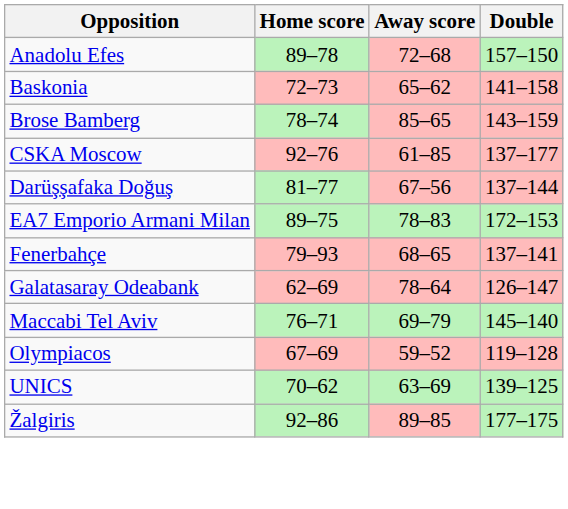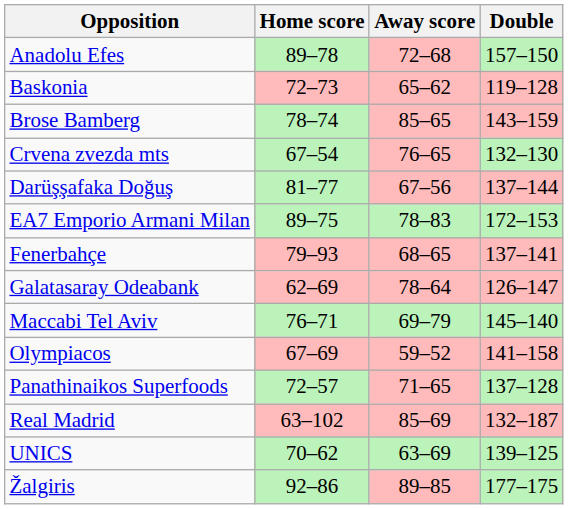(522, 87) 141–158 -> (522, 87) 119–128
+ row: (89, 154)
- row: (76, 154)
(522, 353) 119–128 -> (522, 353) 141–158
+ row: (119, 386)
+ row: (62, 420)
